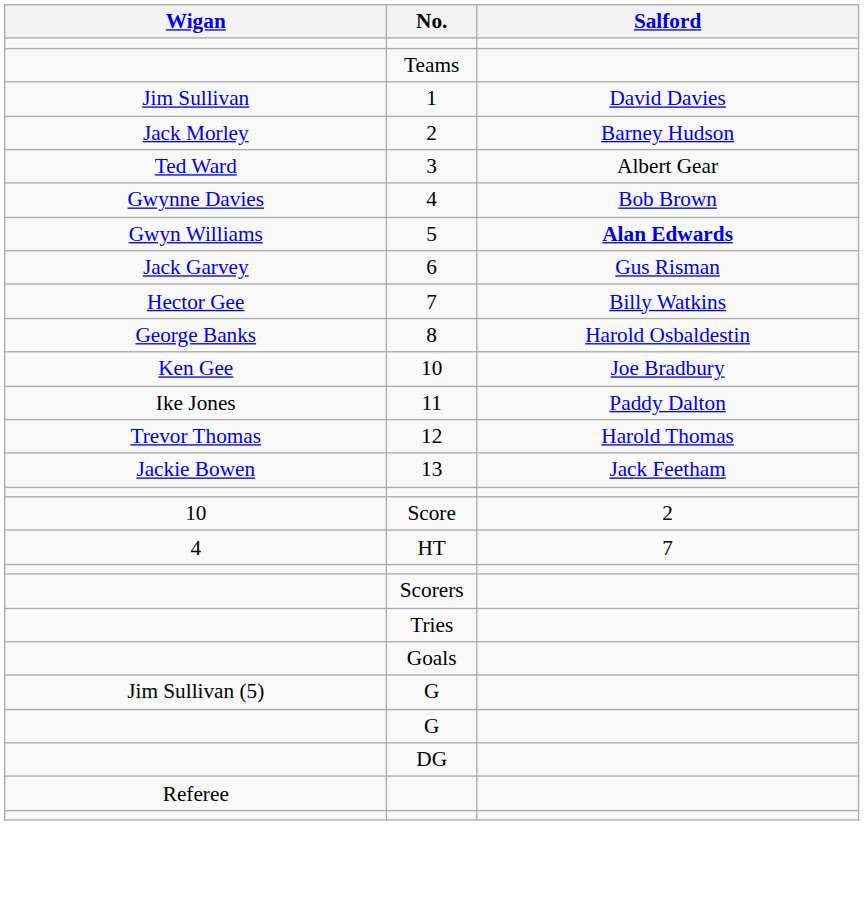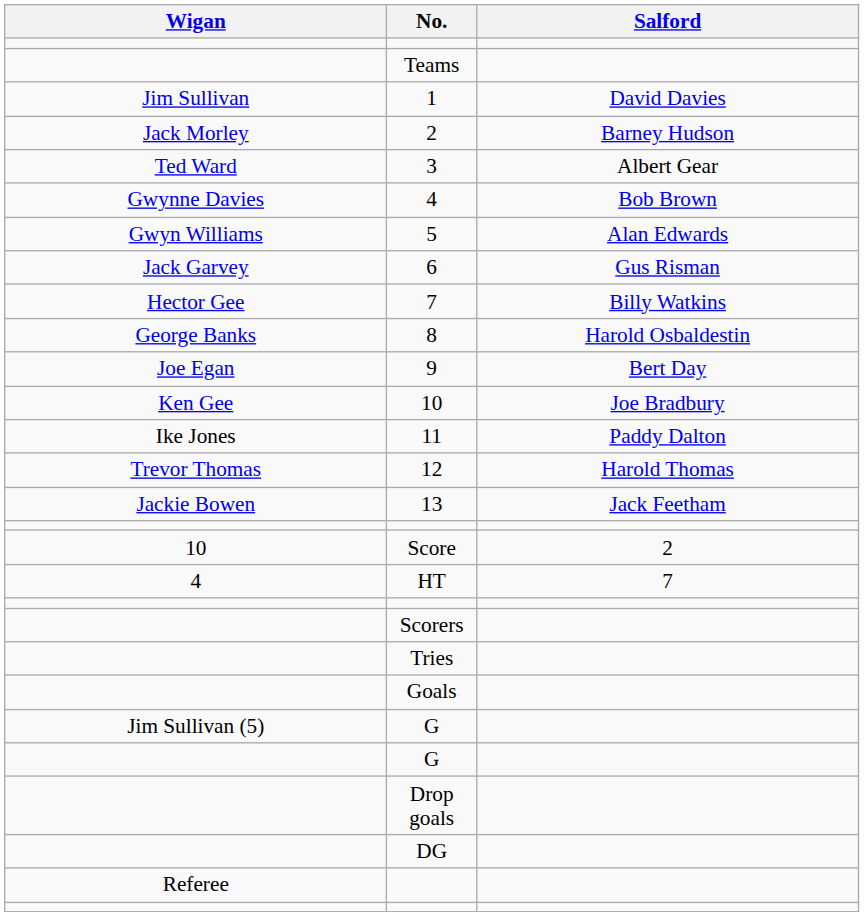(668, 233) bold -> (668, 233) normal
+ row: (196, 368)
+ row: (196, 805)
